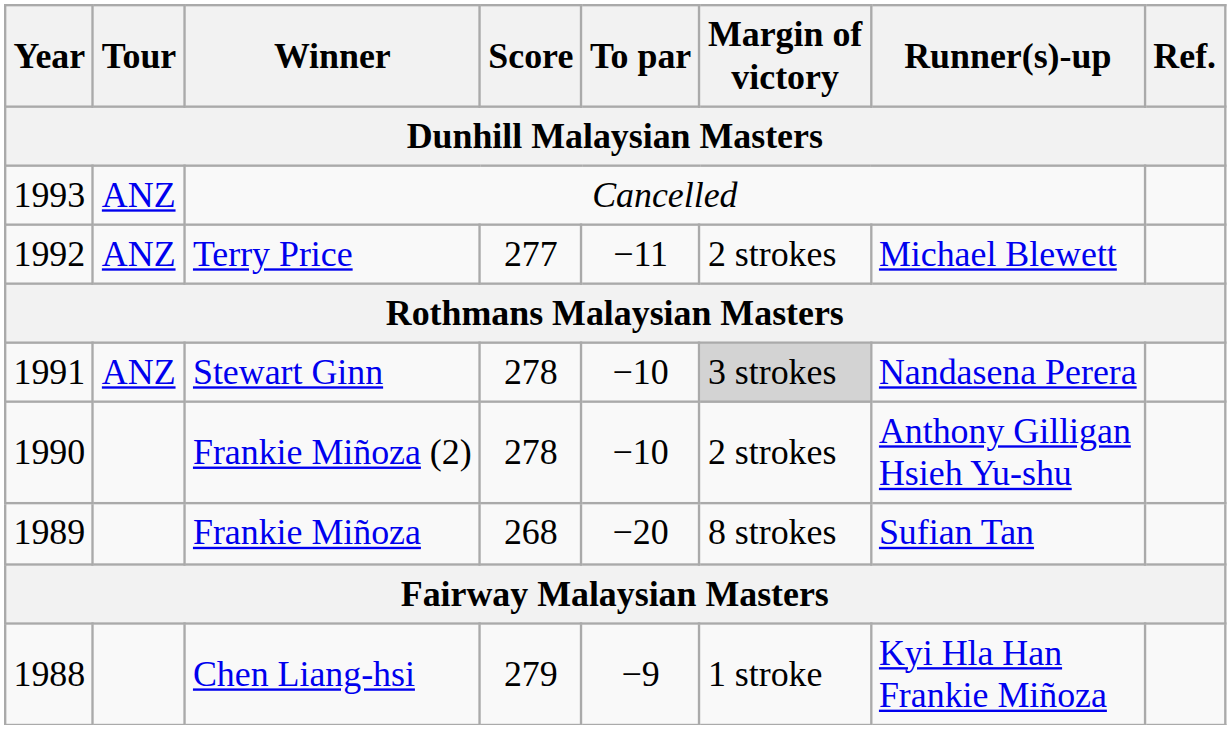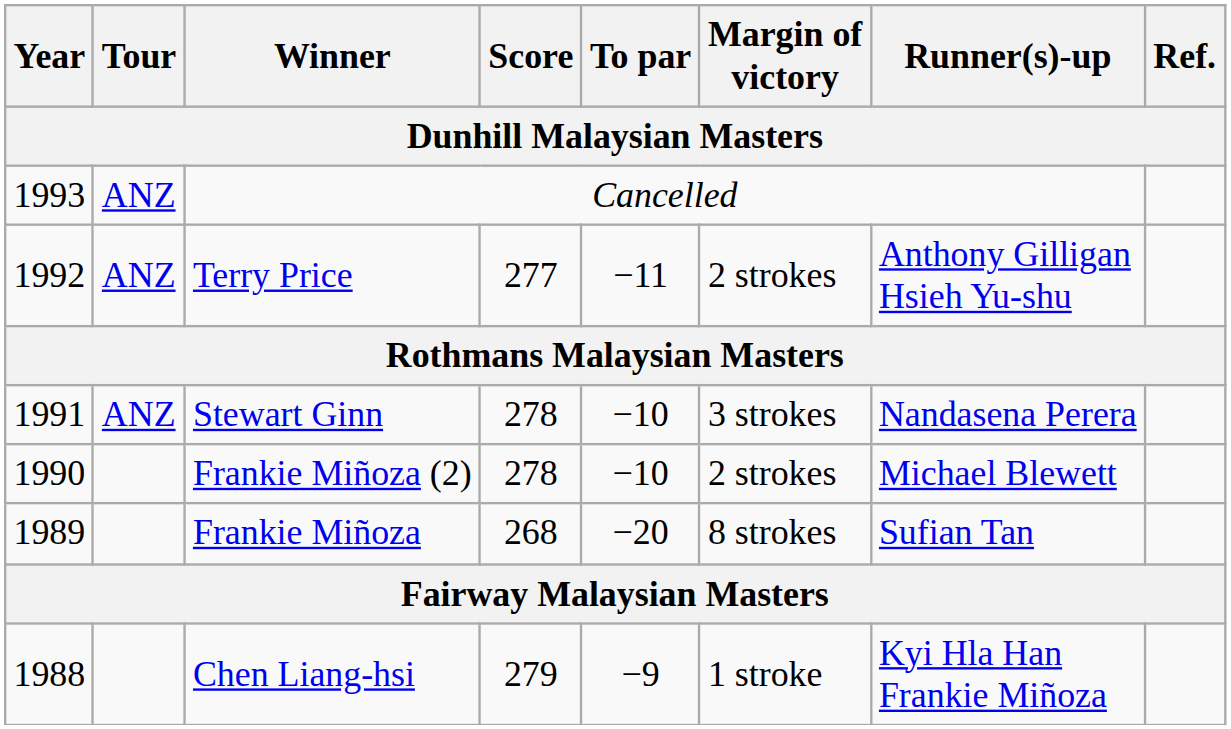(998, 254) Michael Blewett -> (1005, 275) Anthony Gilligan Hsieh Yu-shu
(772, 372) lightgrey background -> (772, 414) no background
(1005, 452) Anthony Gilligan Hsieh Yu-shu -> (998, 474) Michael Blewett
